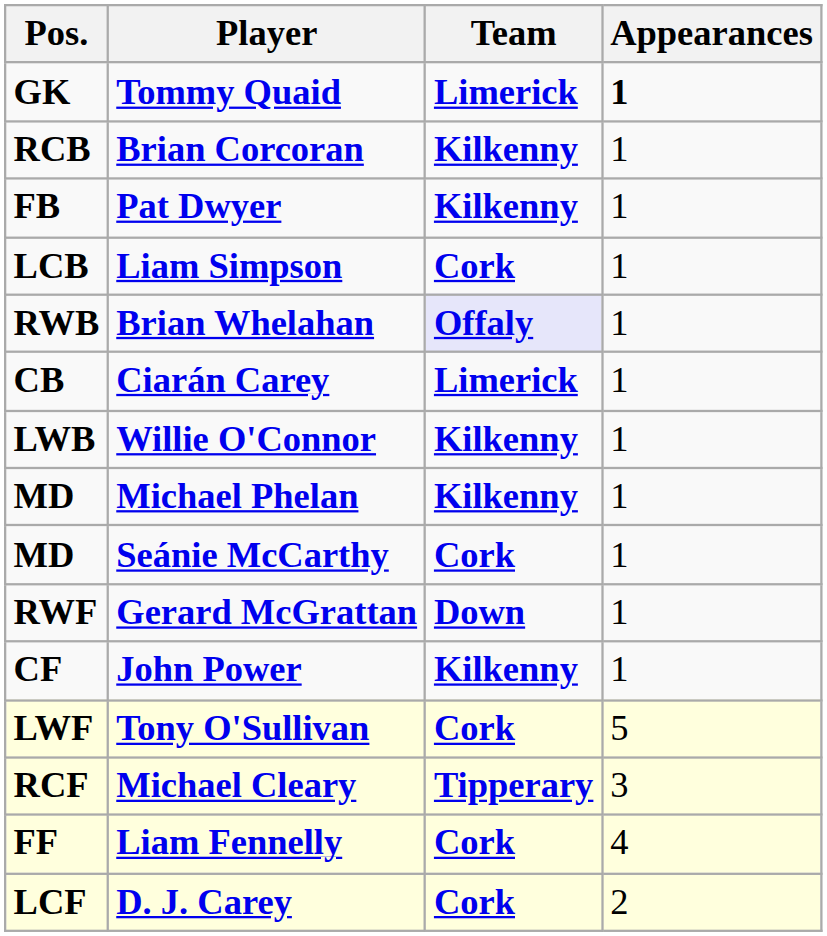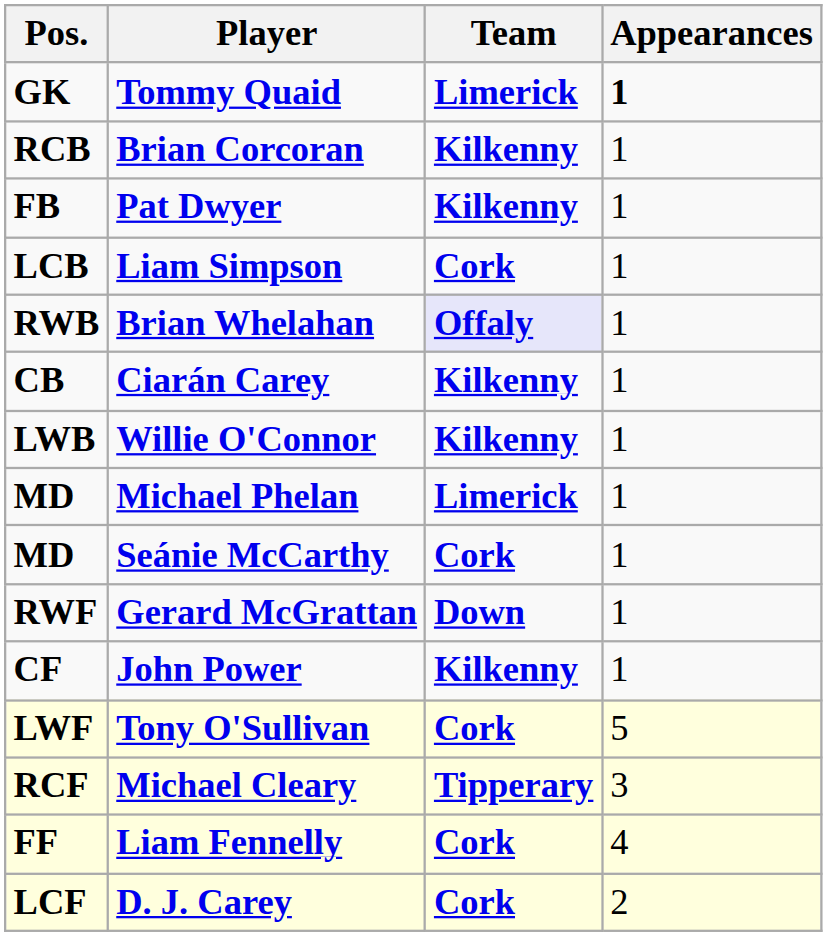(506, 380) Limerick -> (506, 380) Kilkenny
(506, 496) Kilkenny -> (506, 496) Limerick
